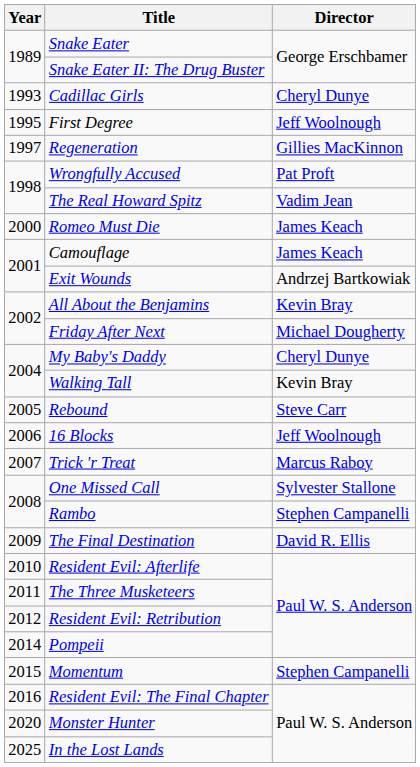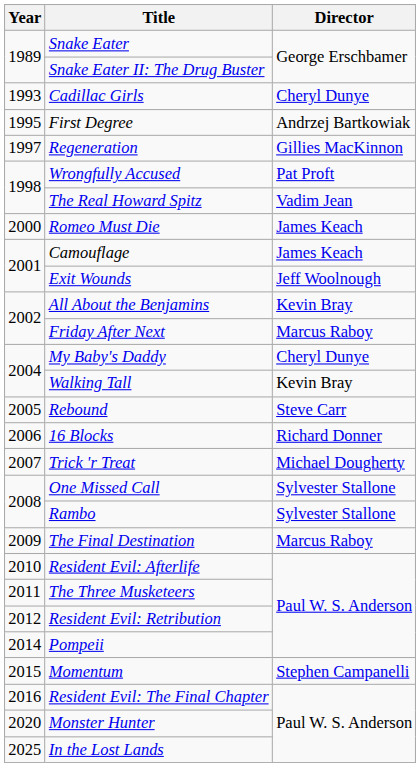(329, 122) Jeff Woolnough -> (343, 122) Andrzej Bartkowiak
(343, 278) Andrzej Bartkowiak -> (329, 278) Jeff Woolnough
(340, 331) Michael Dougherty -> (324, 331) Marcus Raboy
(329, 435) Jeff Woolnough -> (329, 435) Richard Donner
(324, 461) Marcus Raboy -> (340, 461) Michael Dougherty
(343, 514) Stephen Campanelli -> (336, 514) Sylvester Stallone
(323, 540) David R. Ellis -> (324, 540) Marcus Raboy
